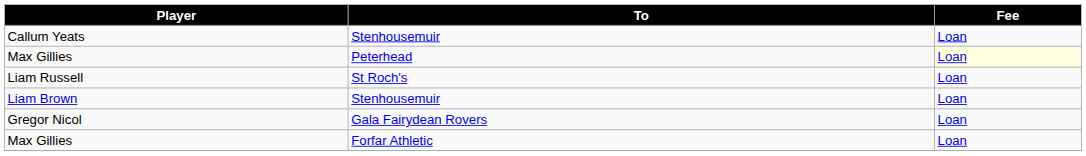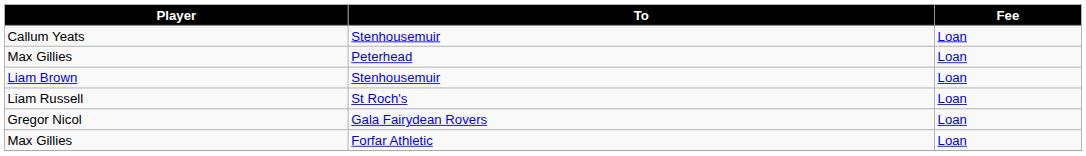(952, 57) lightyellow background -> (952, 57) no background
rows swapped: (42, 99) <-> (45, 78)
